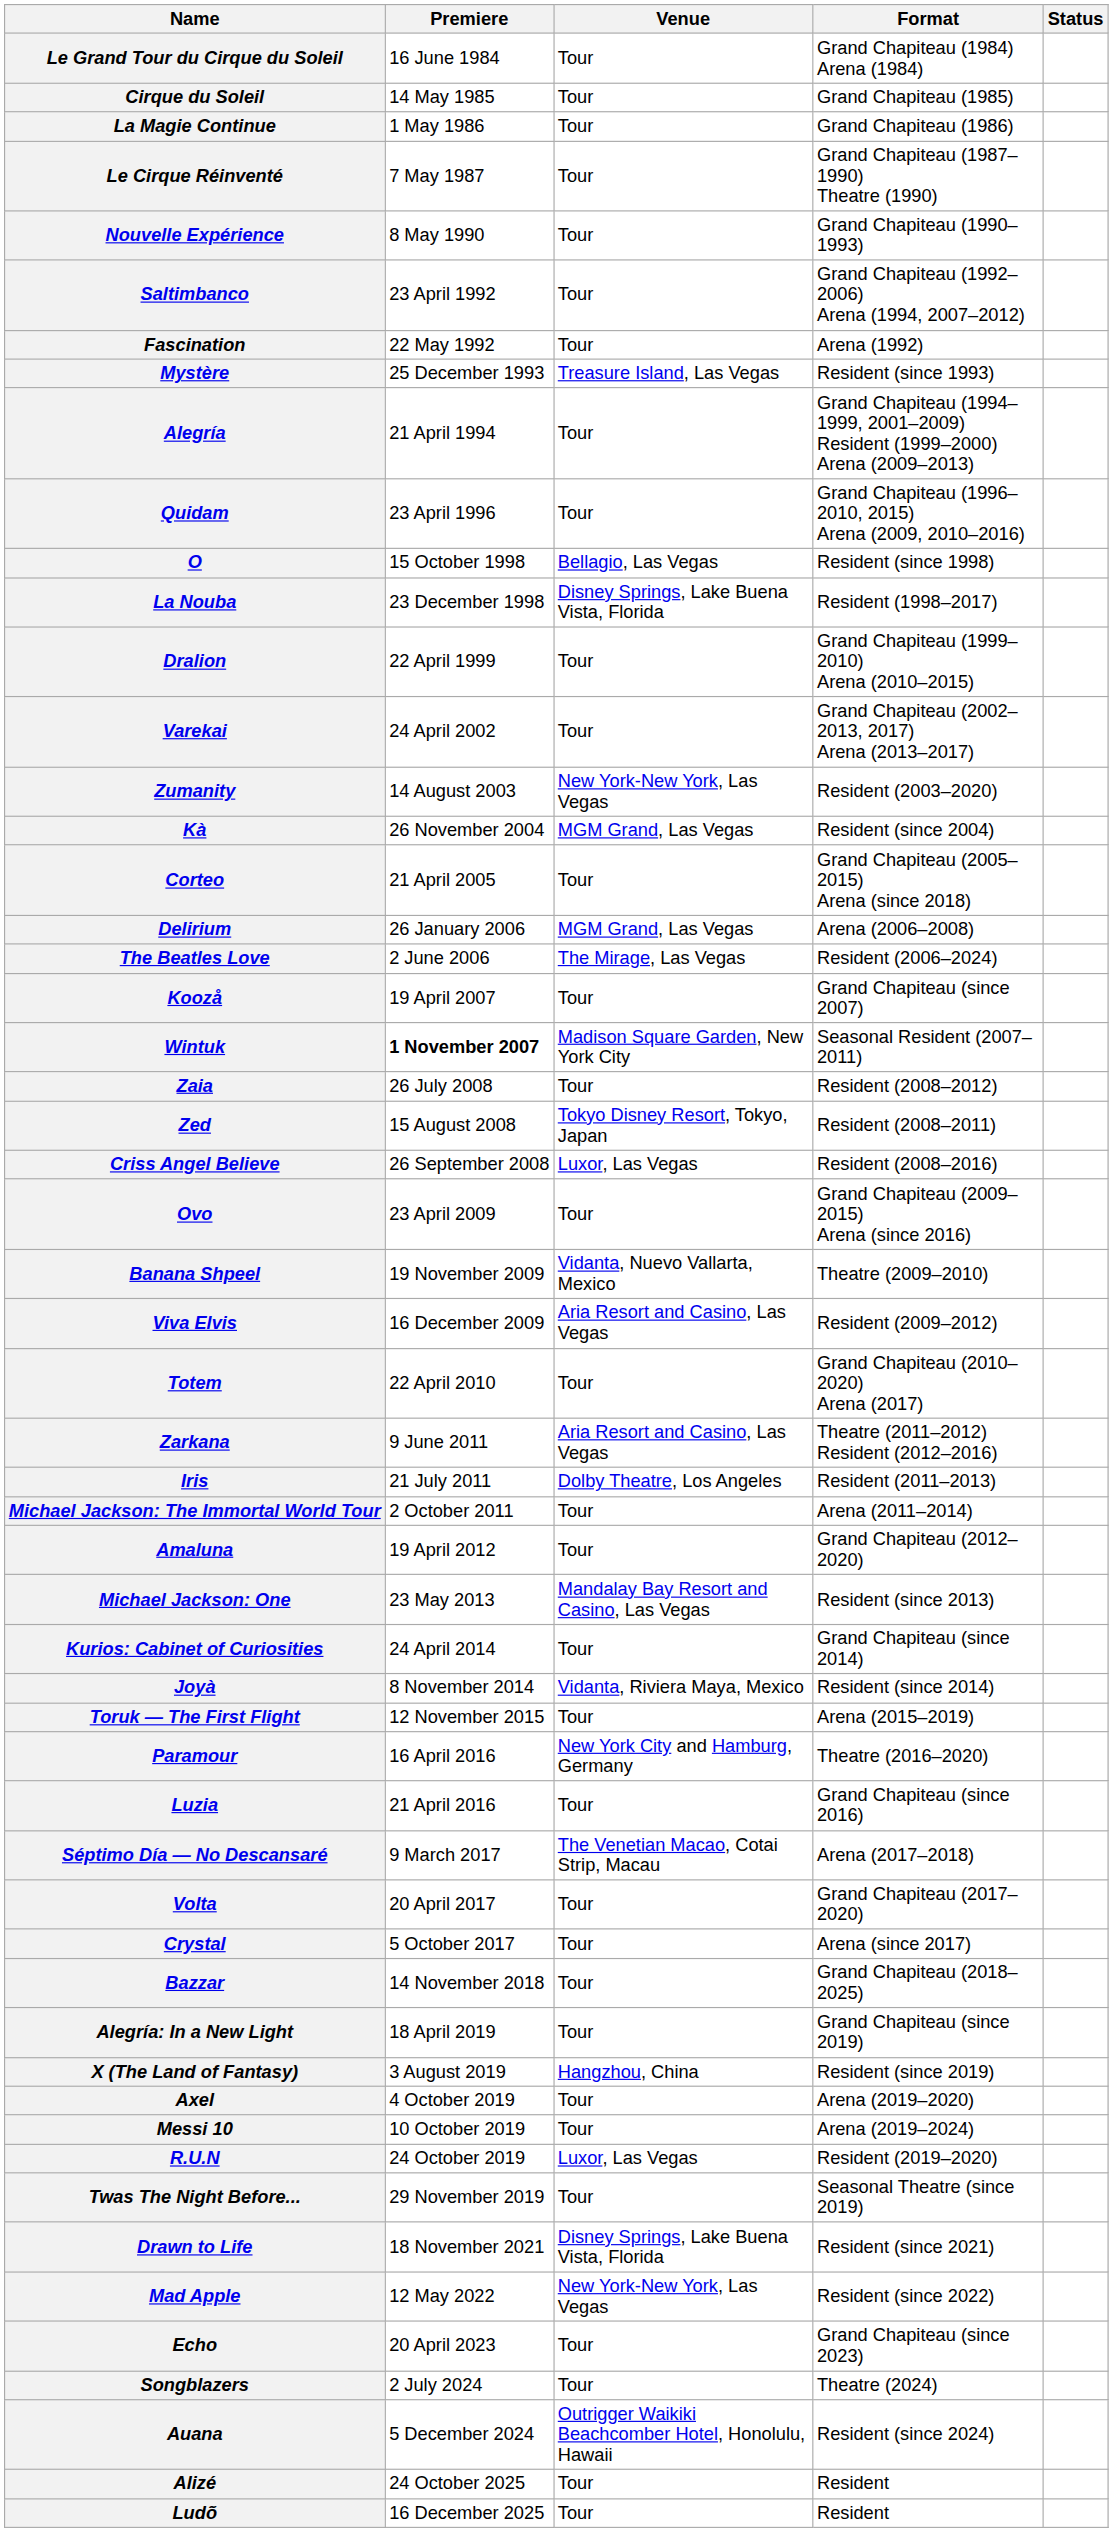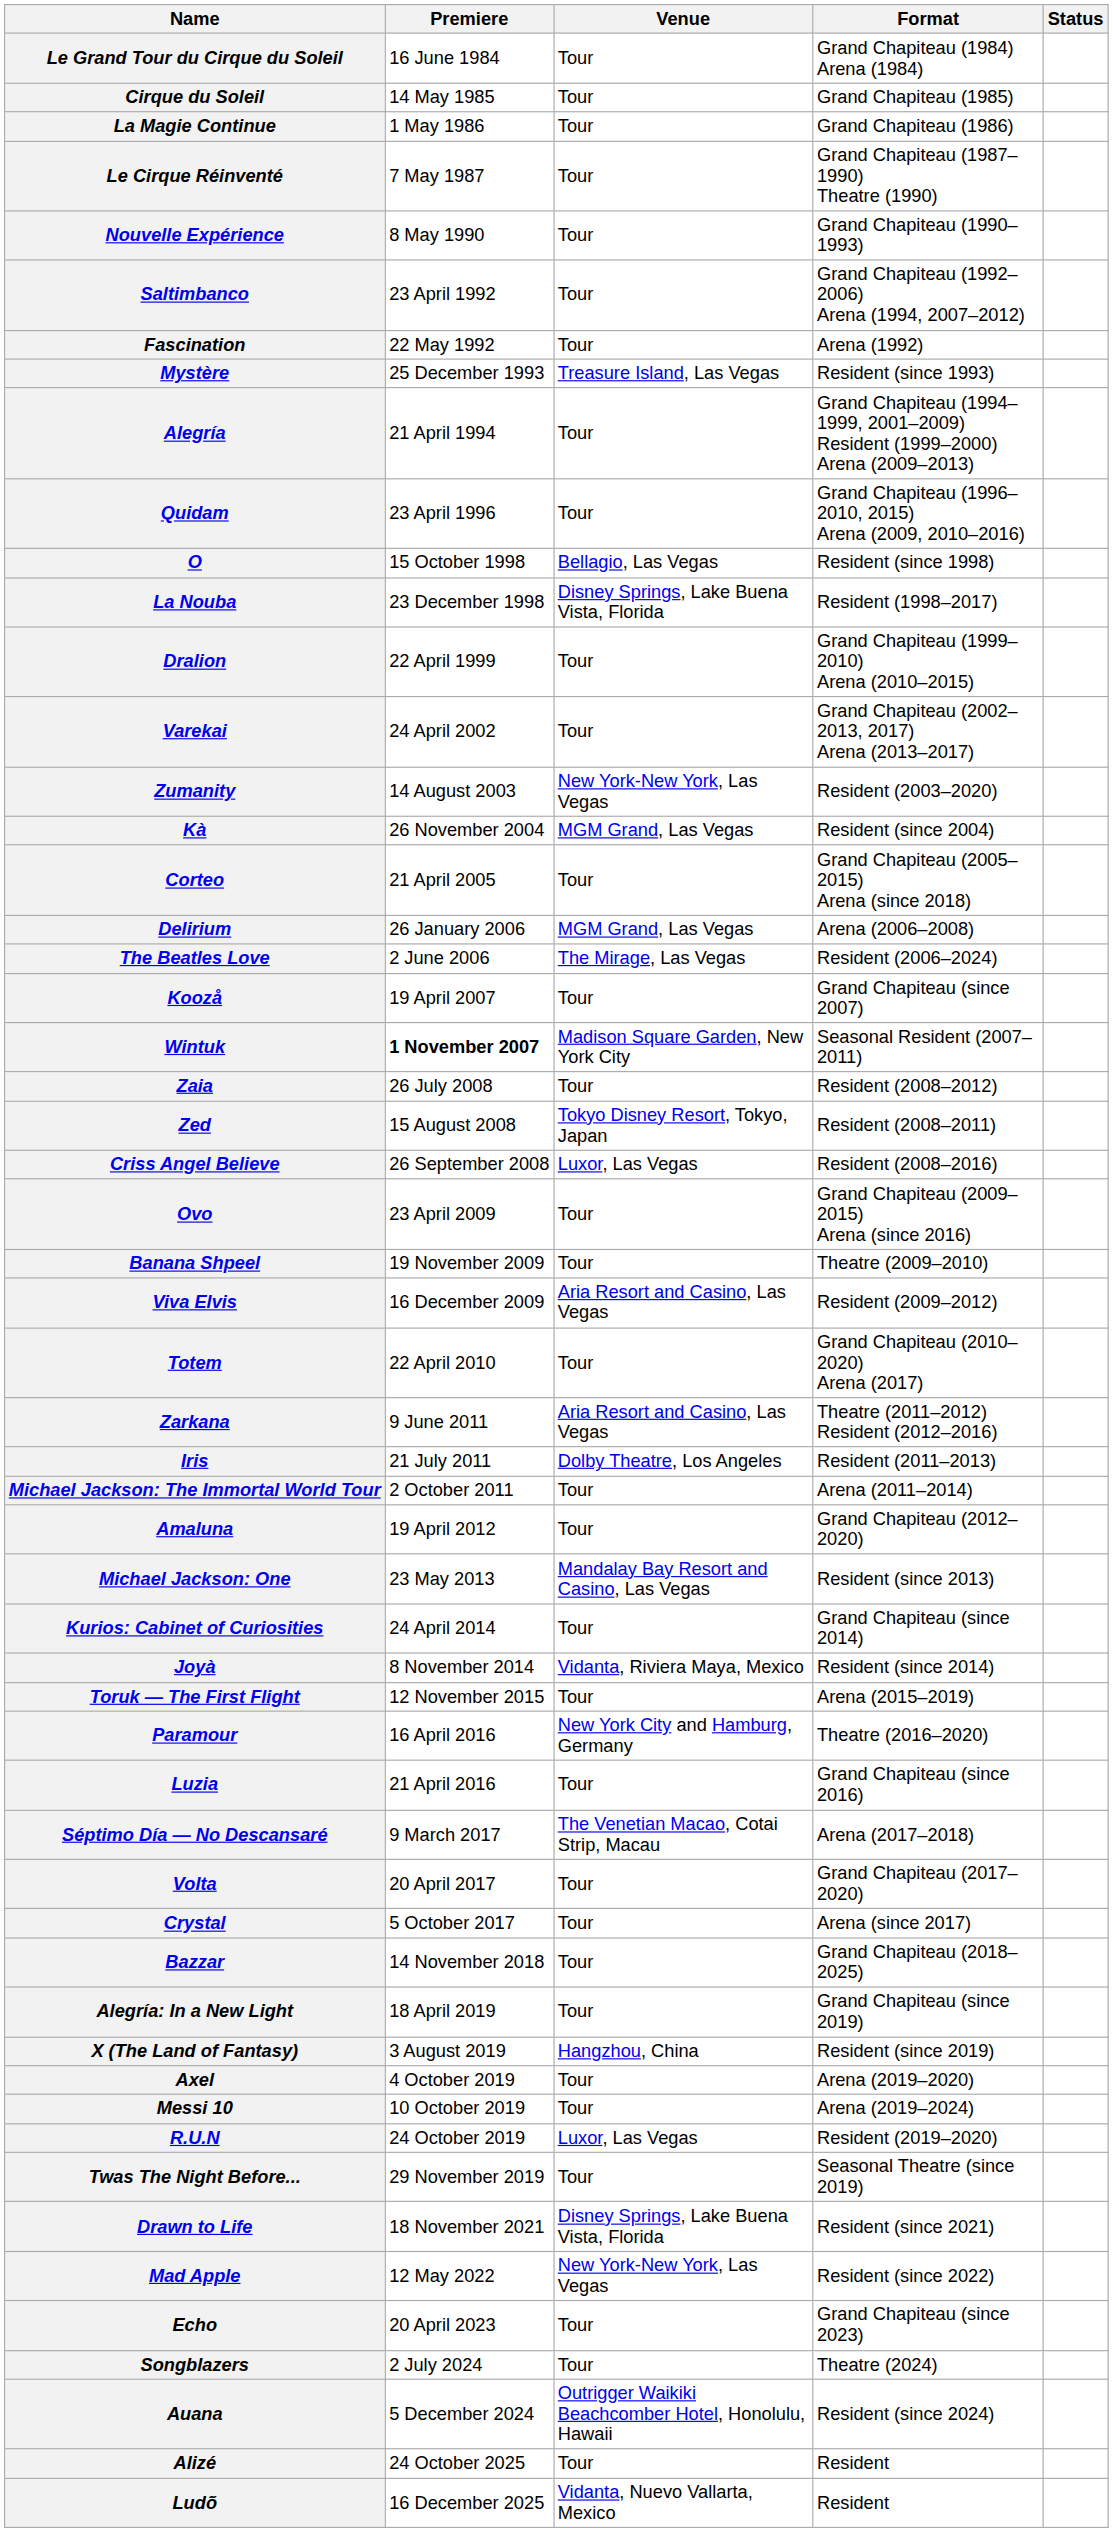(655, 1273) Vidanta, Nuevo Vallarta, Mexico -> (576, 1263) Tour
(576, 2512) Tour -> (655, 2502) Vidanta, Nuevo Vallarta, Mexico
